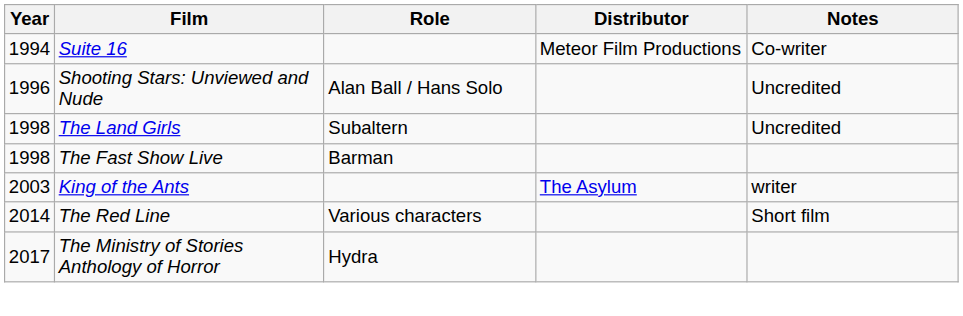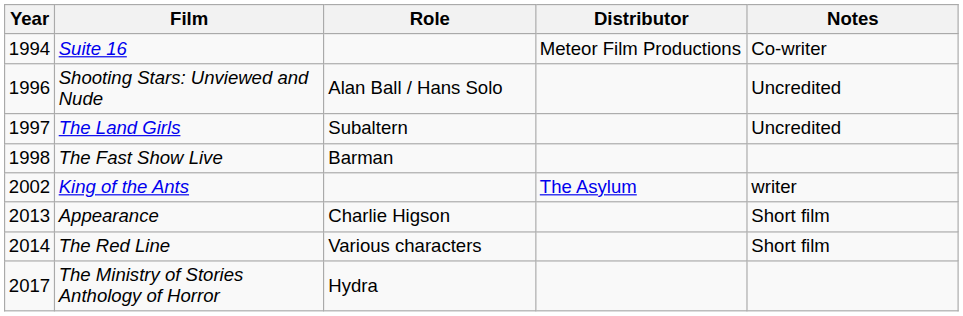(30, 128) 1998 -> (30, 128) 1997
(30, 187) 2003 -> (30, 187) 2002
+ row: (109, 216)
